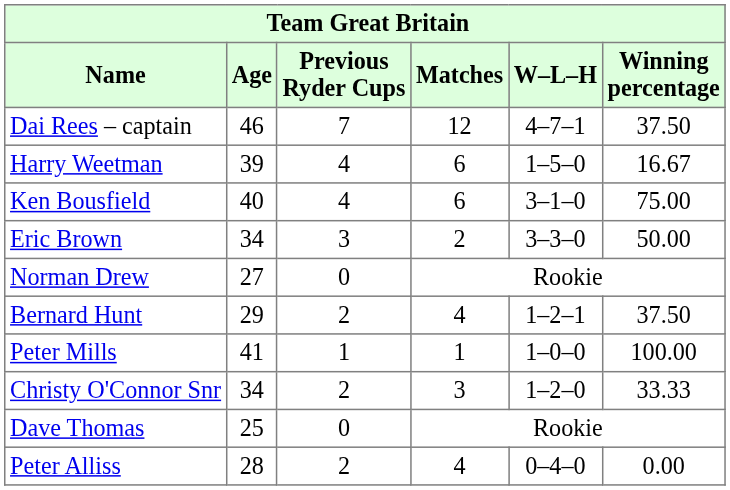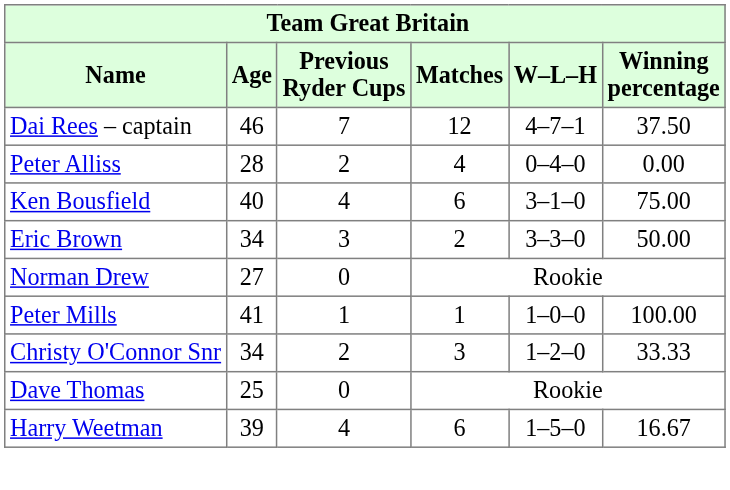rows swapped: (65, 465) <-> (86, 163)
- row: (76, 314)
